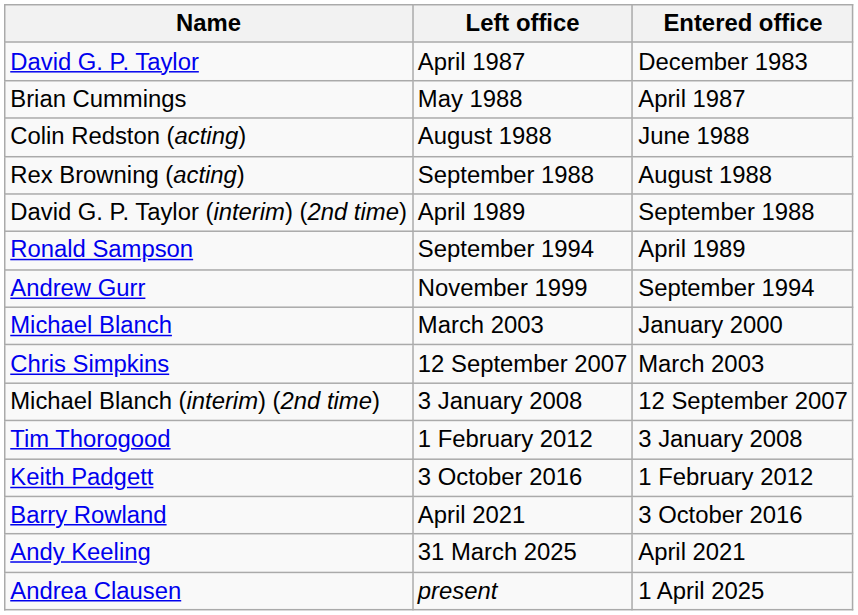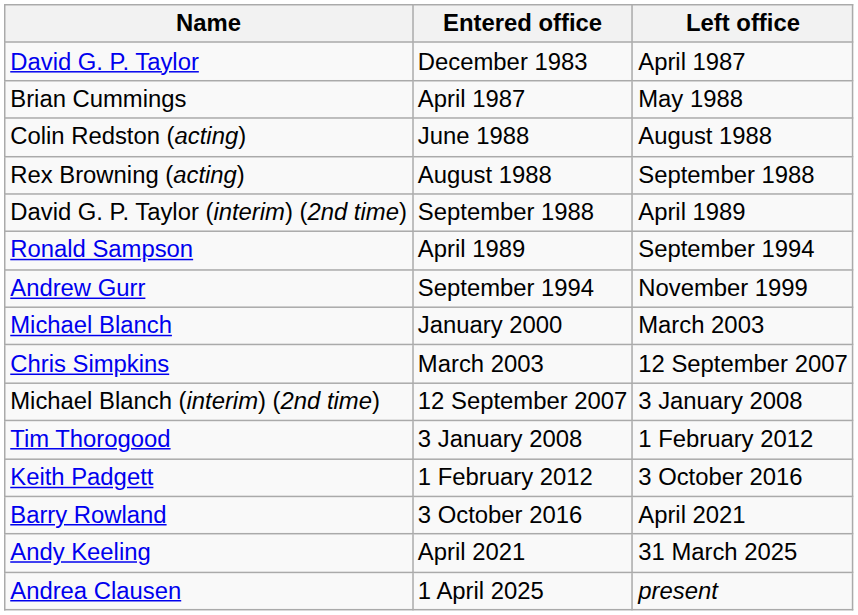columns swapped: (743, 23) <-> (523, 23)
